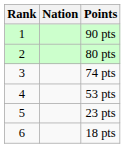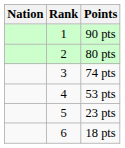columns swapped: (22, 14) <-> (60, 14)
